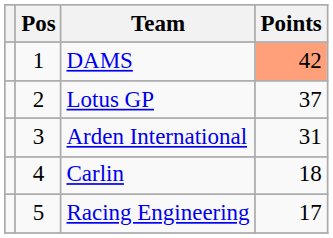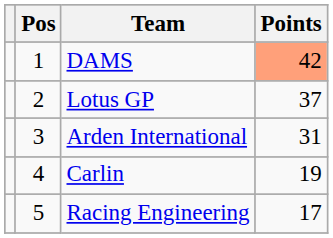(310, 174) 18 -> (310, 174) 19
